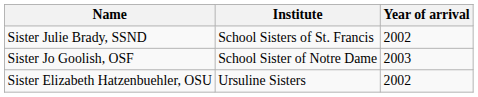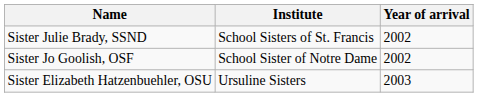(397, 59) 2003 -> (397, 59) 2002
(397, 80) 2002 -> (397, 80) 2003
